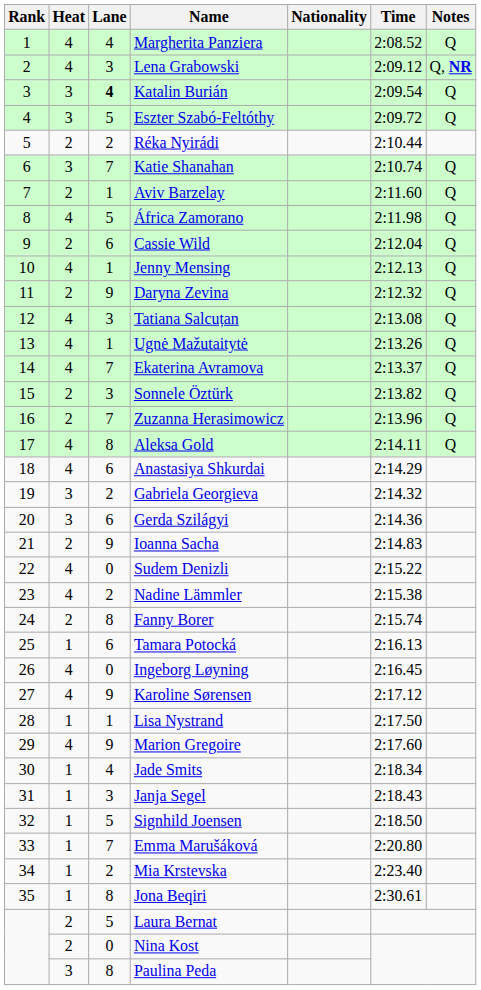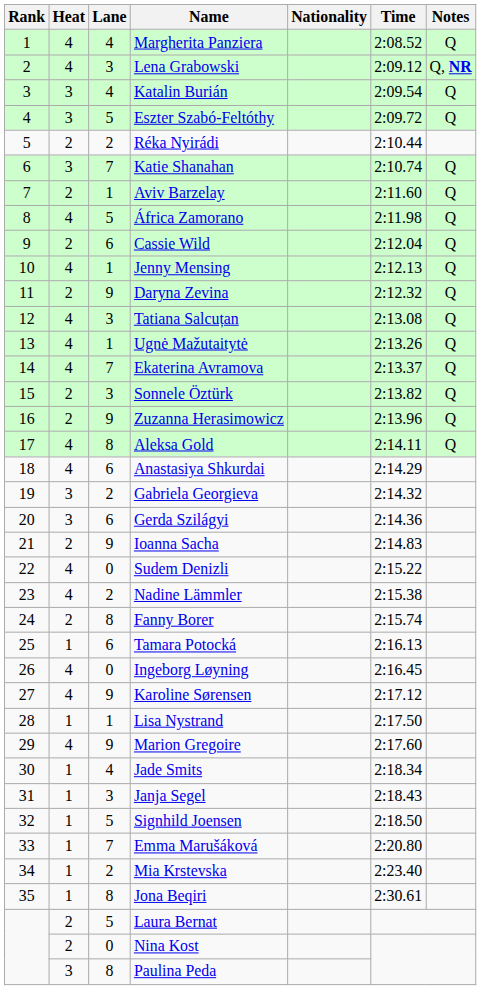(109, 92) bold -> (109, 92) normal
(109, 419) 7 -> (109, 419) 9
